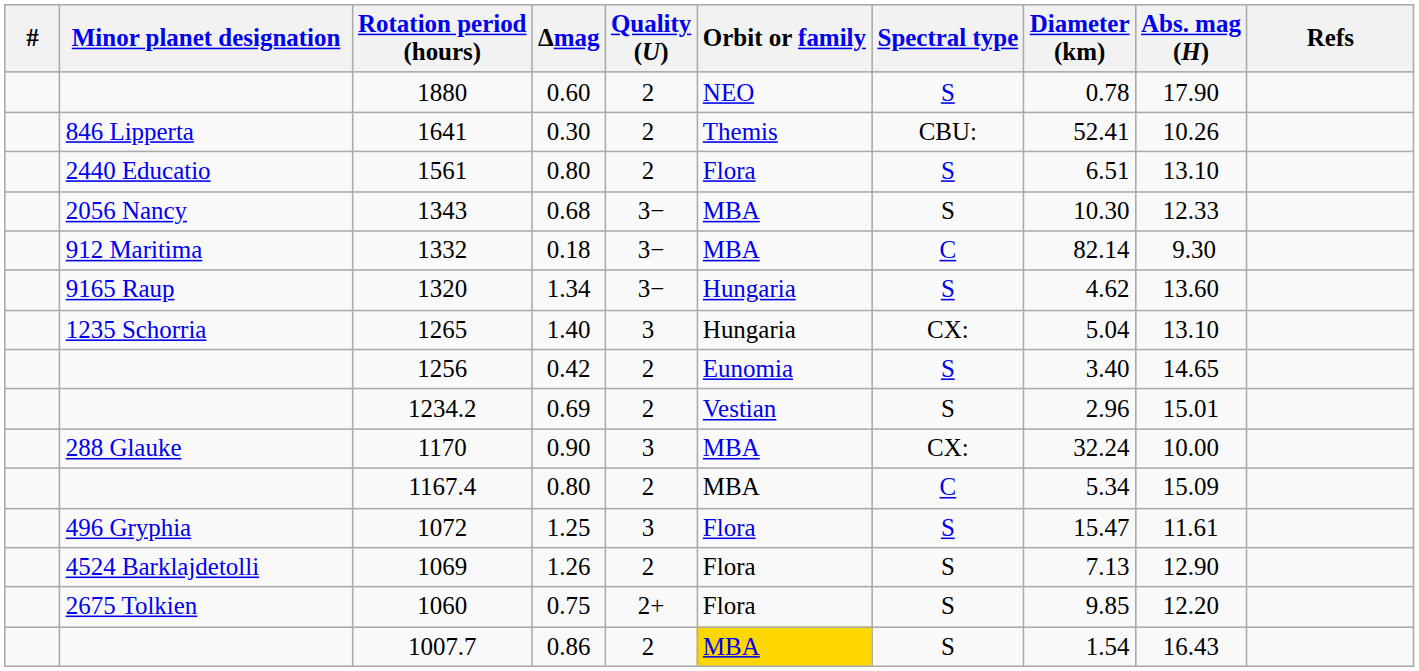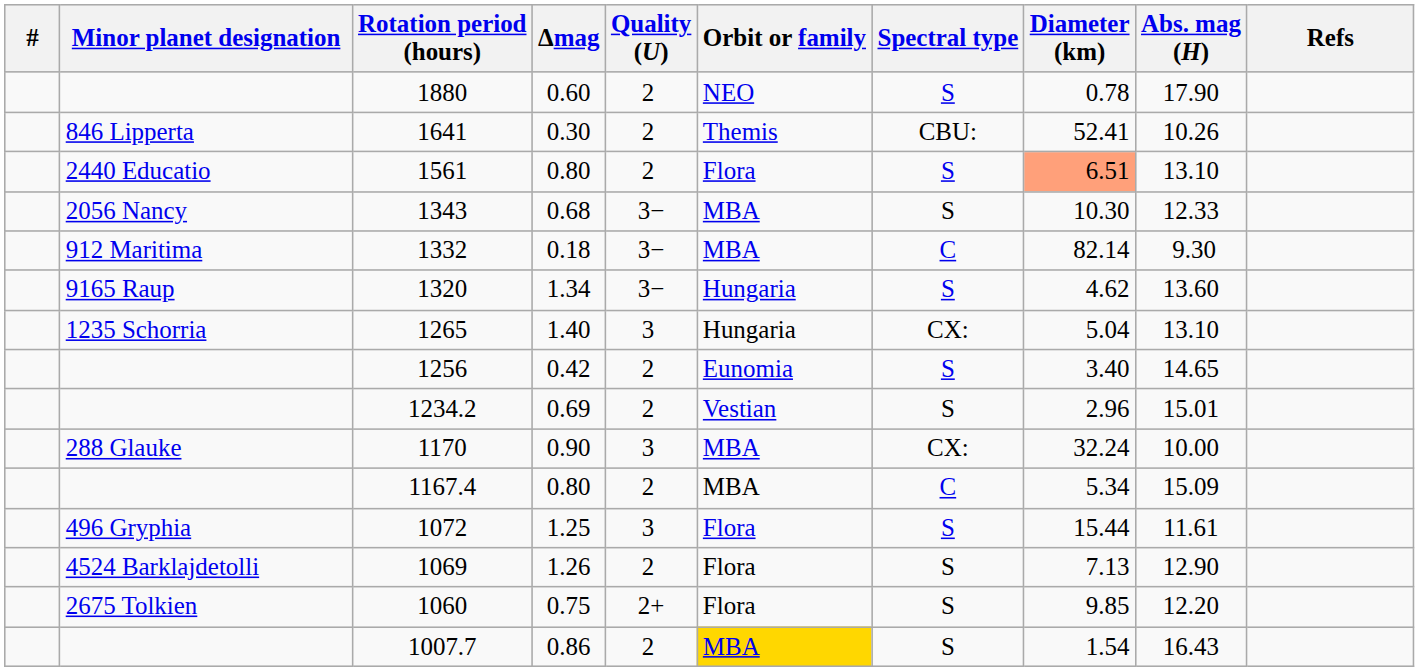(1108, 171) no background -> (1108, 171) lightsalmon background
(1101, 527) 15.47 -> (1101, 527) 15.44
